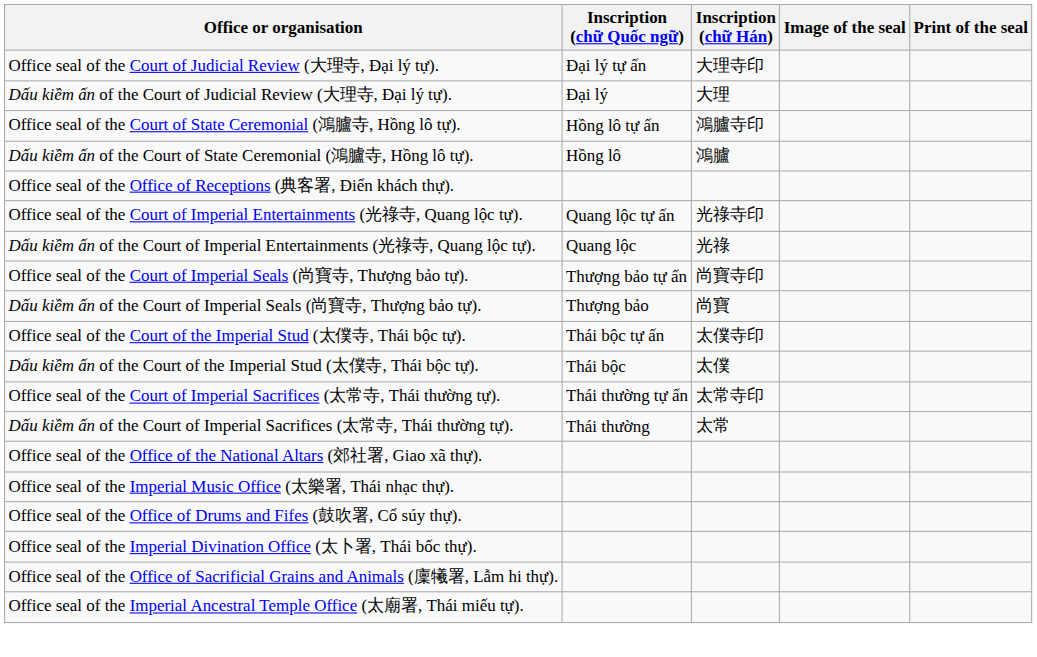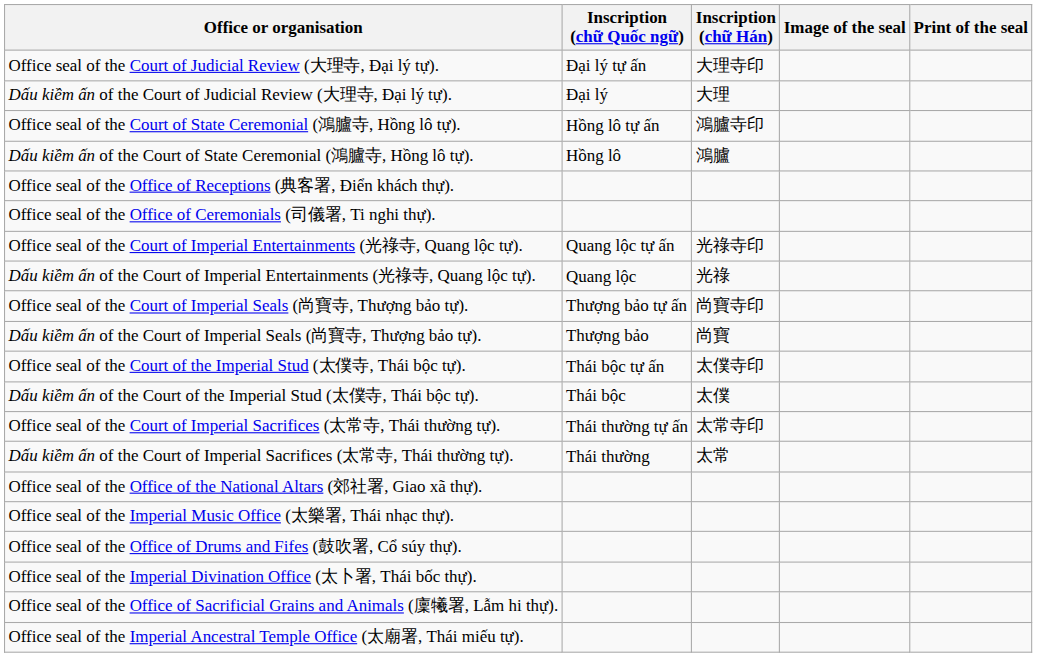+ row: (222, 215)
